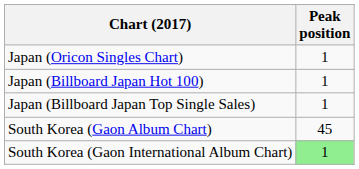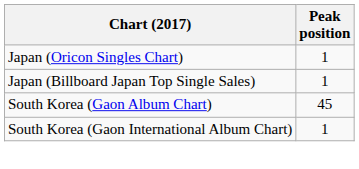- row: (106, 81)
(325, 152) lightgreen background -> (325, 128) no background
